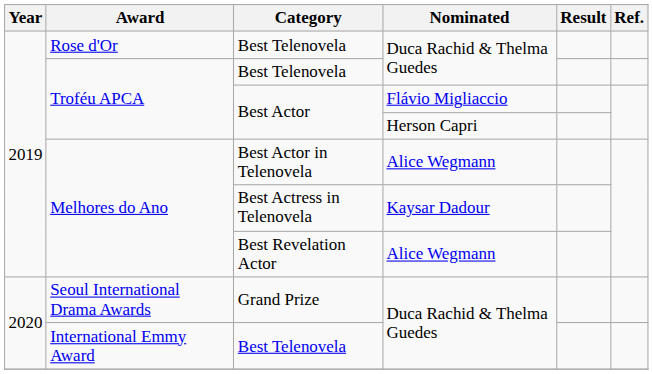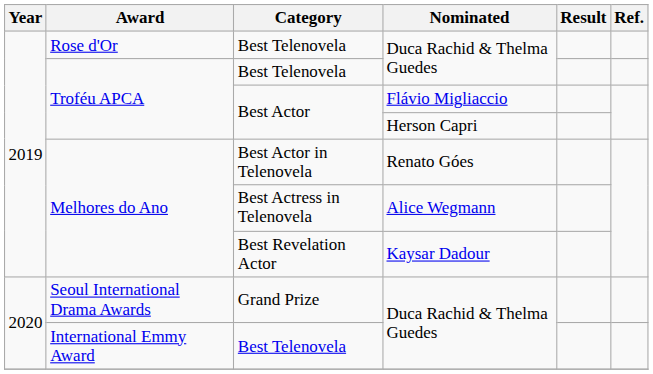(441, 161) Alice Wegmann -> (430, 161) Renato Góes
(438, 207) Kaysar Dadour -> (441, 207) Alice Wegmann
(441, 253) Alice Wegmann -> (438, 253) Kaysar Dadour
